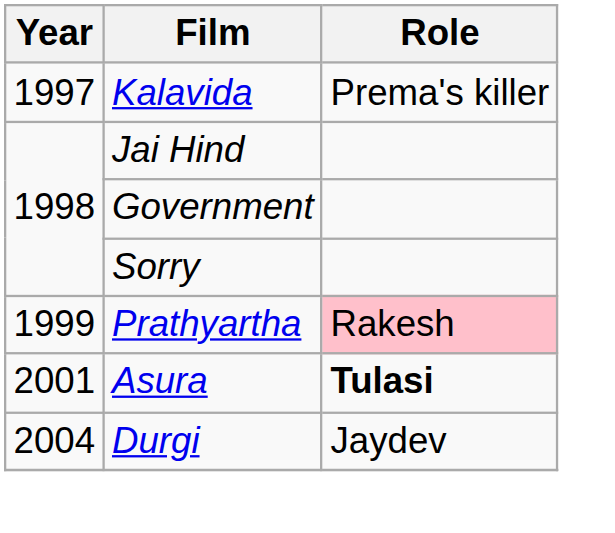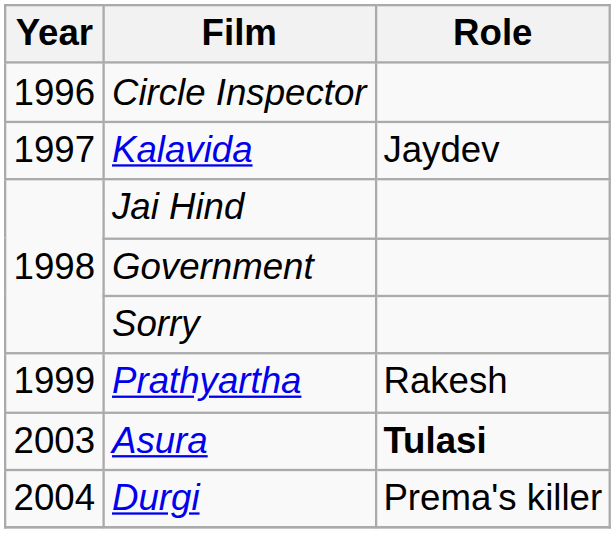+ row: (239, 91)
(440, 91) Prema's killer -> (441, 149) Jaydev
(393, 324) pink background -> (446, 382) no background
(54, 382) 2001 -> (54, 440) 2003
(389, 440) Jaydev -> (493, 498) Prema's killer
